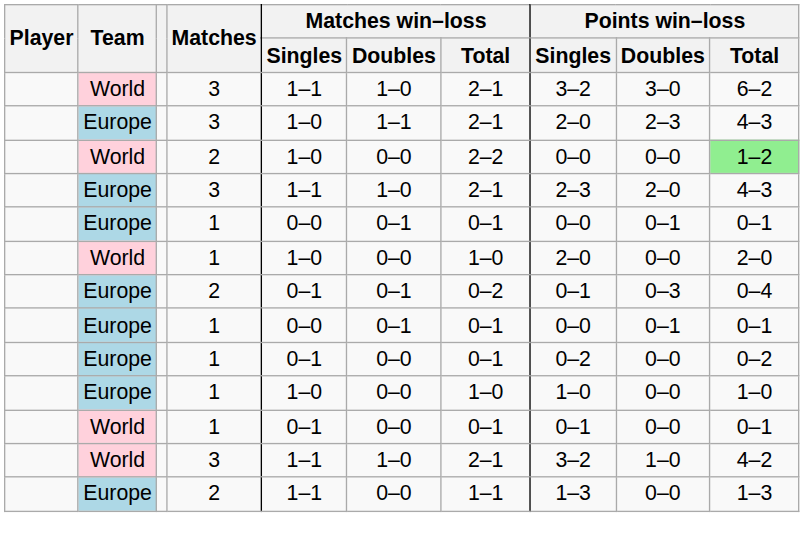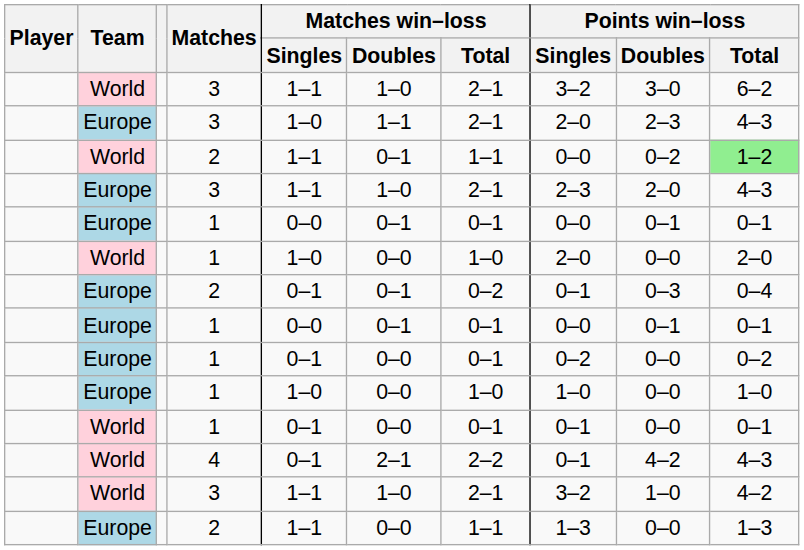(304, 156) 1–0 -> (304, 156) 1–1
(394, 156) 0–0 -> (394, 156) 0–1
(486, 156) 2–2 -> (486, 156) 1–1
(663, 156) 0–0 -> (663, 156) 0–2
+ row: (118, 460)
